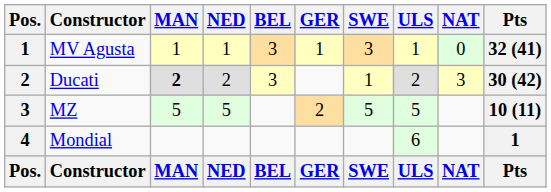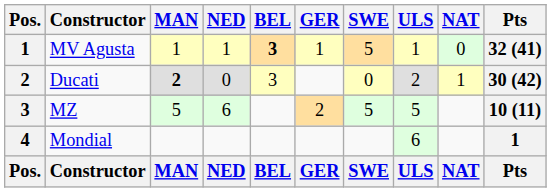(273, 49) normal -> (273, 49) bold
(369, 49) 3 -> (369, 49) 5
(226, 79) 2 -> (226, 79) 0
(369, 79) 1 -> (369, 79) 0
(461, 79) 3 -> (461, 79) 1
(226, 110) 5 -> (226, 110) 6
